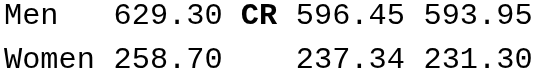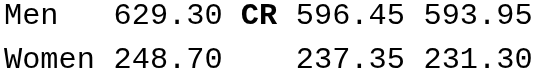(168, 60) 258.70 -> (168, 60) 248.70
(350, 60) 237.34 -> (350, 60) 237.35
